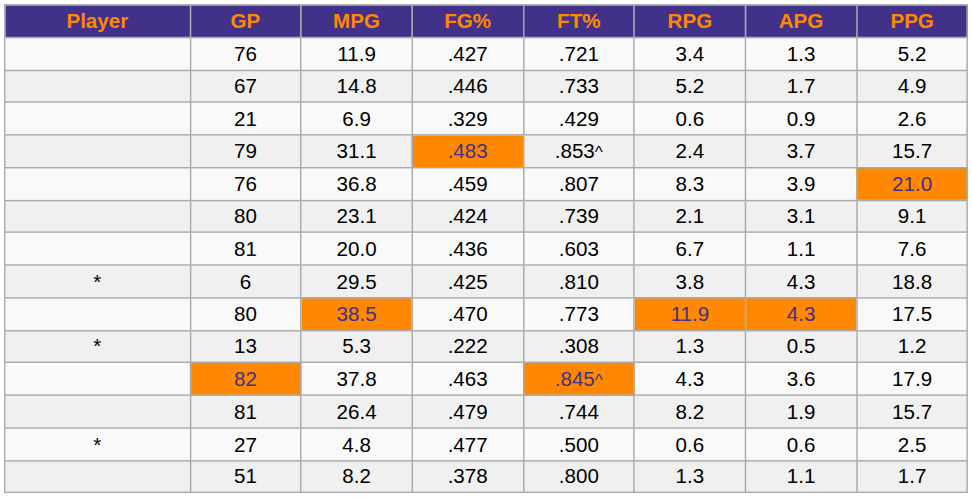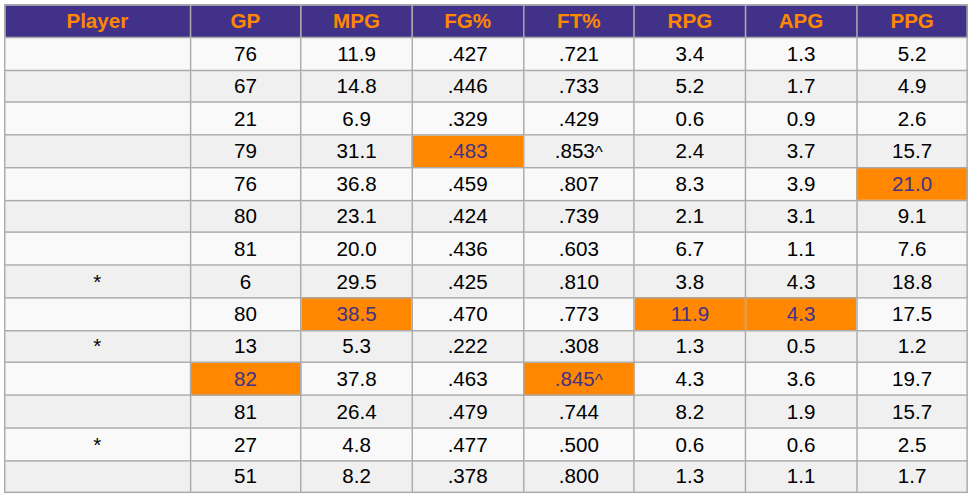(912, 379) 17.9 -> (912, 379) 19.7
